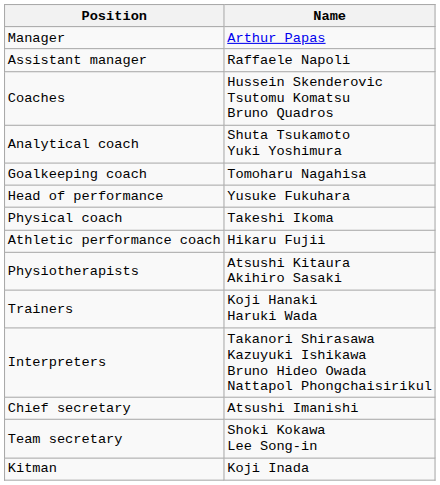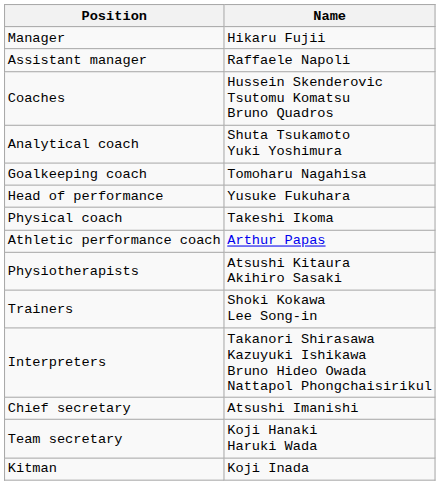(276, 38) Arthur Papas -> (276, 38) Hikaru Fujii
(276, 241) Hikaru Fujii -> (276, 241) Arthur Papas
(272, 309) Koji Hanaki Haruki Wada -> (276, 309) Shoki Kokawa Lee Song-in
(276, 439) Shoki Kokawa Lee Song-in -> (272, 439) Koji Hanaki Haruki Wada
